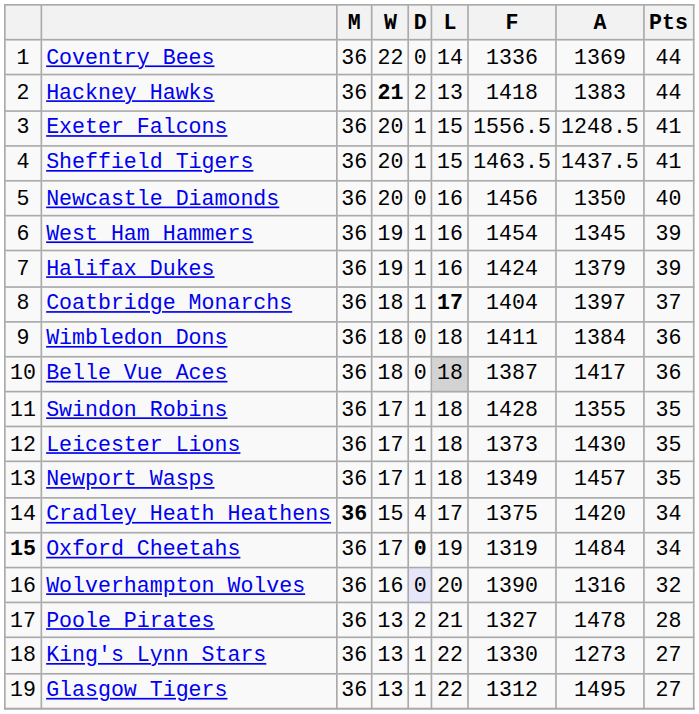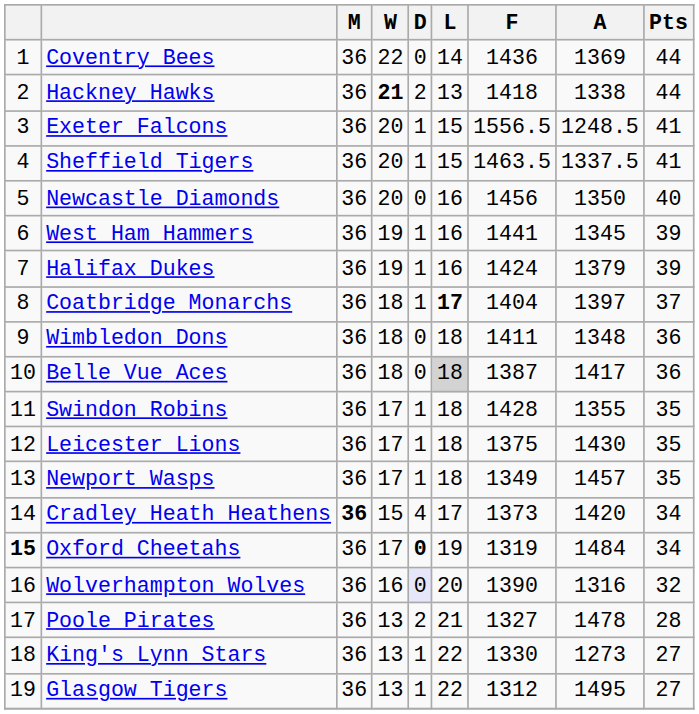(512, 58) 1336 -> (512, 58) 1436
(600, 93) 1383 -> (600, 93) 1338
(600, 163) 1437.5 -> (600, 163) 1337.5
(512, 233) 1454 -> (512, 233) 1441
(600, 339) 1384 -> (600, 339) 1348
(512, 444) 1373 -> (512, 444) 1375
(512, 515) 1375 -> (512, 515) 1373
